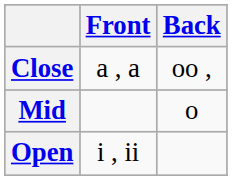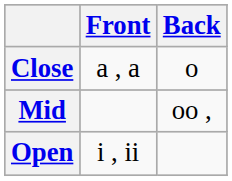(192, 68) oo , -> (192, 68) o
(192, 110) o -> (192, 110) oo ,
